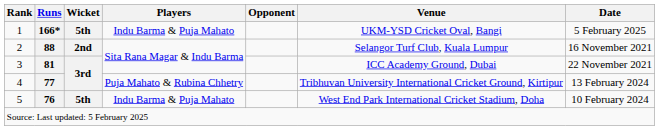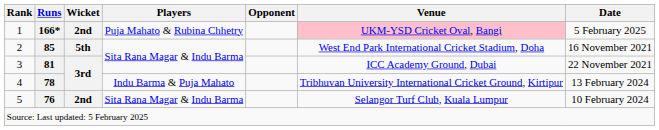(83, 30) 5th -> (83, 30) 2nd
(174, 30) Indu Barma & Puja Mahato -> (174, 30) Puja Mahato & Rubina Chhetry
(431, 30) no background -> (431, 30) pink background
(49, 47) 88 -> (49, 47) 85
(83, 47) 2nd -> (83, 47) 5th
(431, 47) Selangor Turf Club, Kuala Lumpur -> (431, 47) West End Park International Cricket Stadium, Doha
(49, 82) 77 -> (49, 82) 78
(174, 82) Puja Mahato & Rubina Chhetry -> (174, 82) Indu Barma & Puja Mahato
(83, 99) 5th -> (83, 99) 2nd
(174, 99) Indu Barma & Puja Mahato -> (174, 99) Sita Rana Magar & Indu Barma
(431, 99) West End Park International Cricket Stadium, Doha -> (431, 99) Selangor Turf Club, Kuala Lumpur
